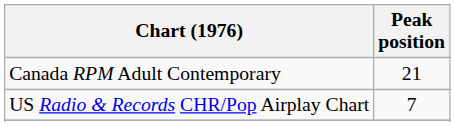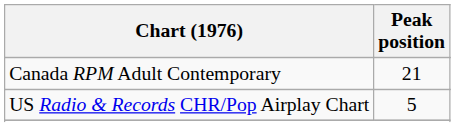(412, 104) 7 -> (412, 104) 5
